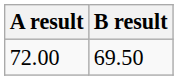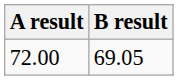(119, 57) 69.50 -> (119, 57) 69.05
